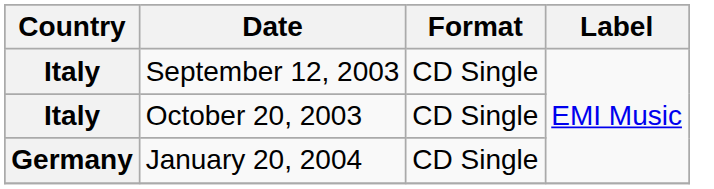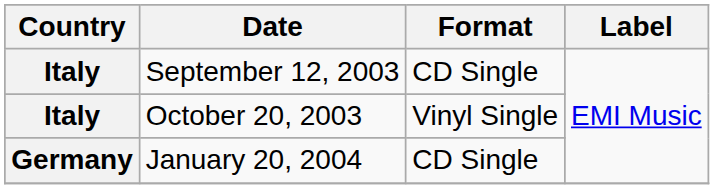(475, 115) CD Single -> (485, 115) Vinyl Single
